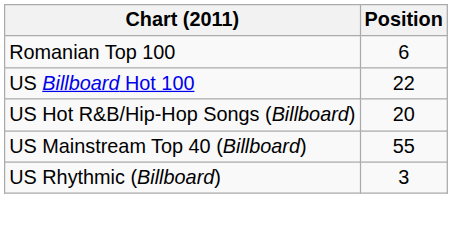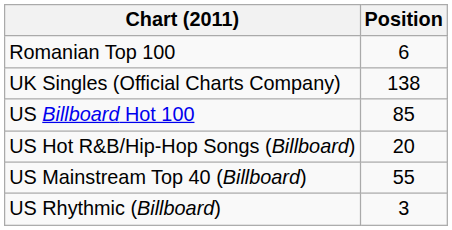+ row: (175, 83)
(404, 83) 22 -> (404, 114) 85
